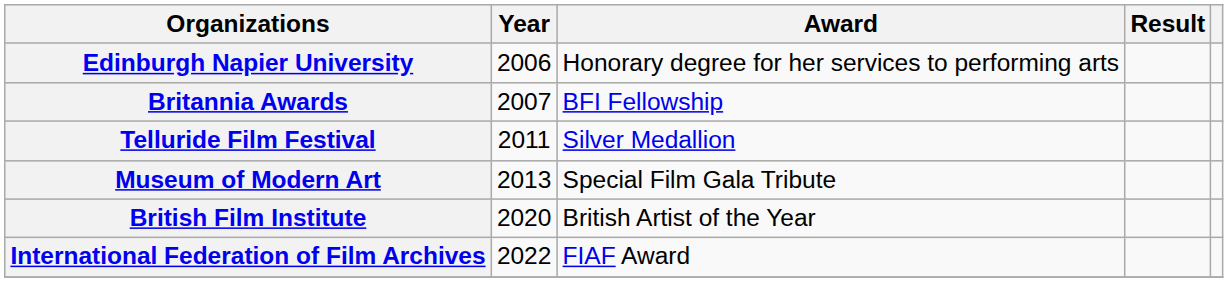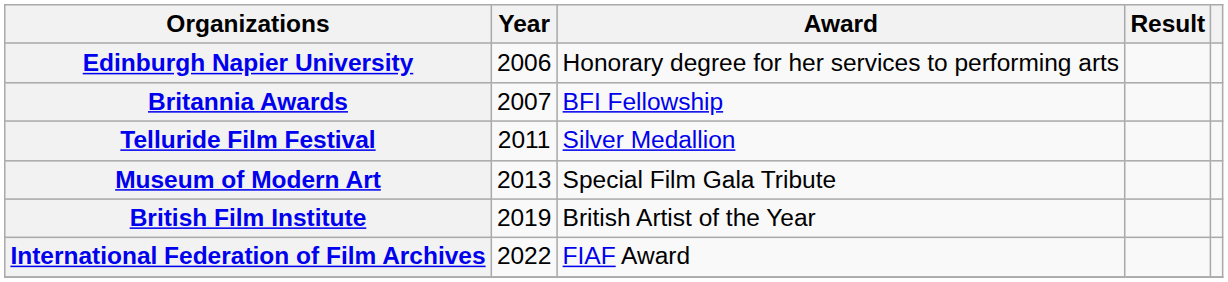(524, 218) 2020 -> (524, 218) 2019
